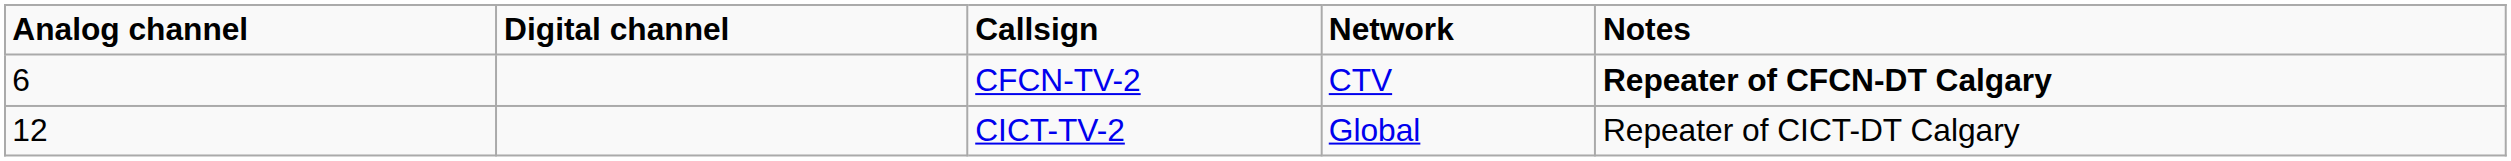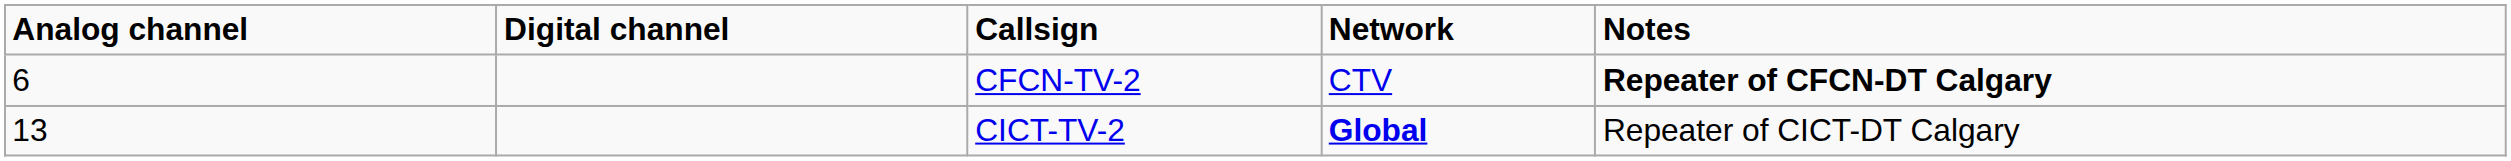(30, 130) 12 -> (30, 130) 13
(1375, 130) normal -> (1378, 130) bold
